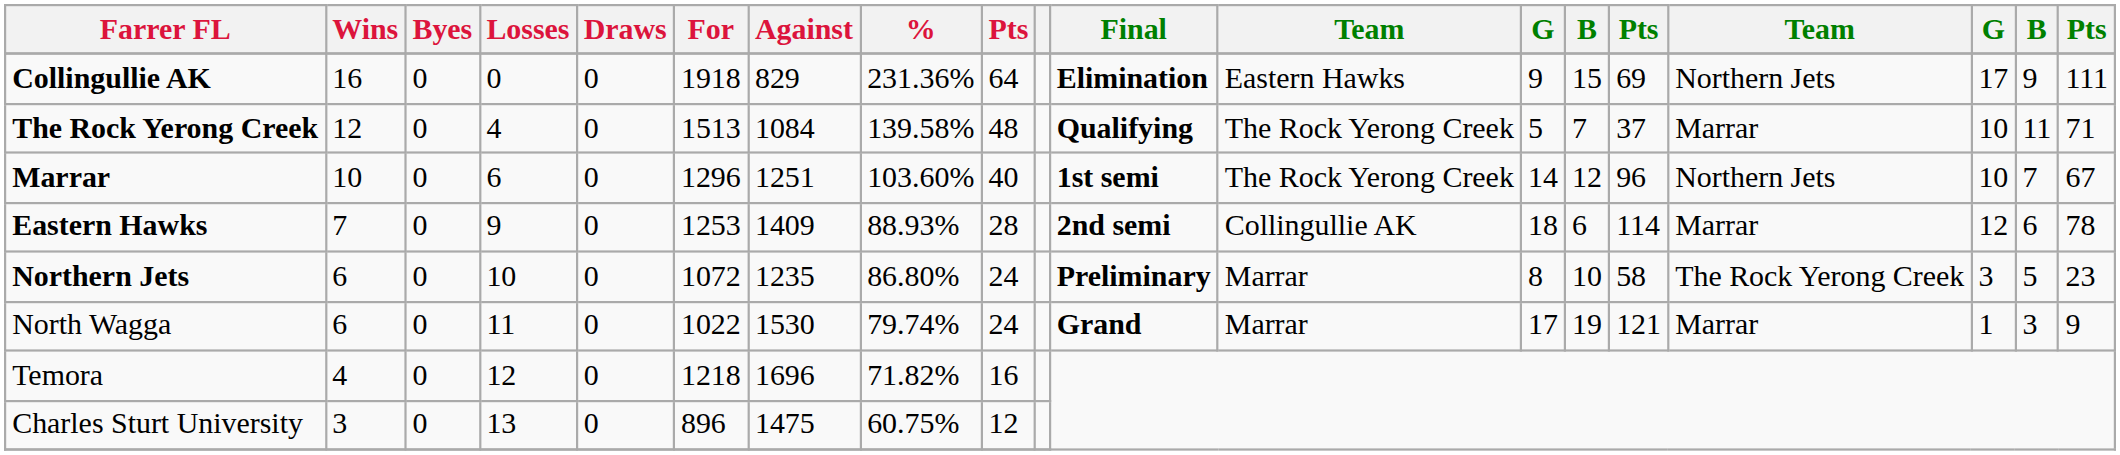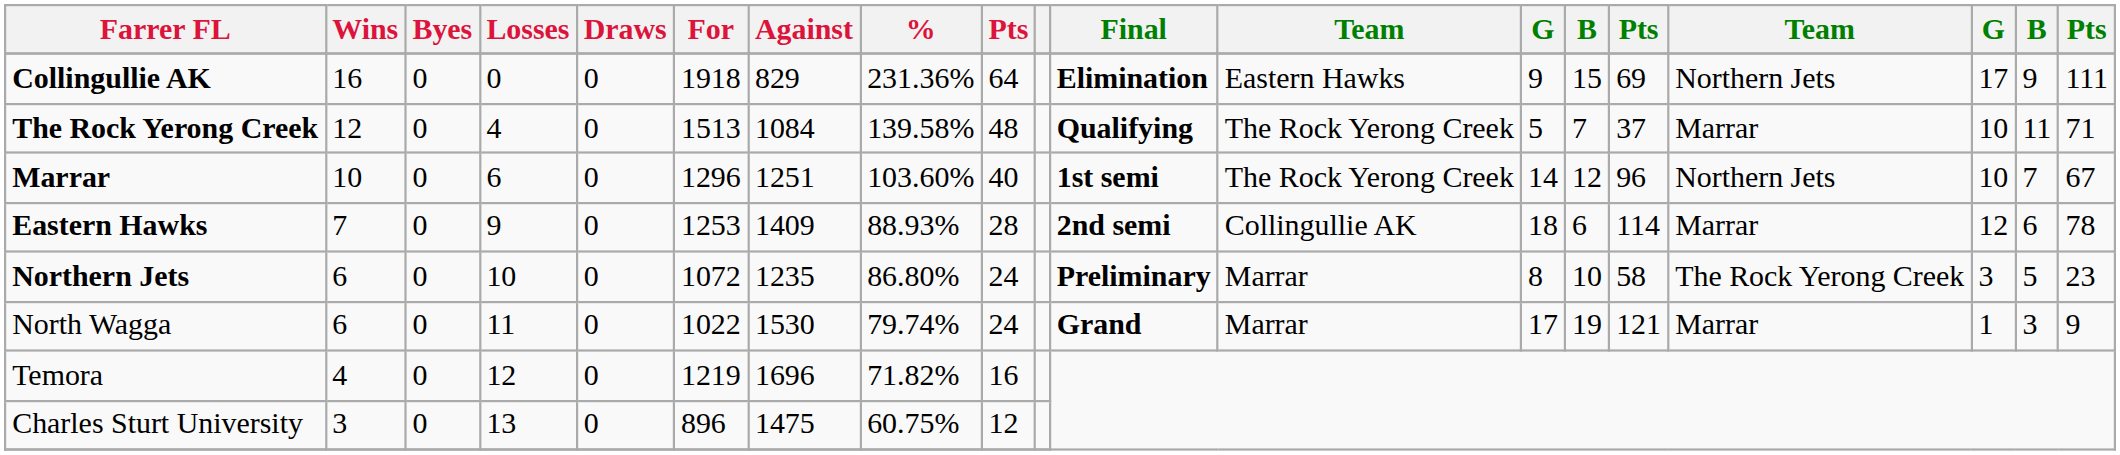(711, 374) 1218 -> (711, 374) 1219
